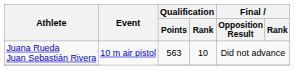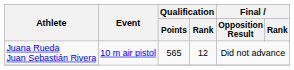(174, 53) 563 -> (174, 53) 565
(203, 53) 10 -> (203, 53) 12
